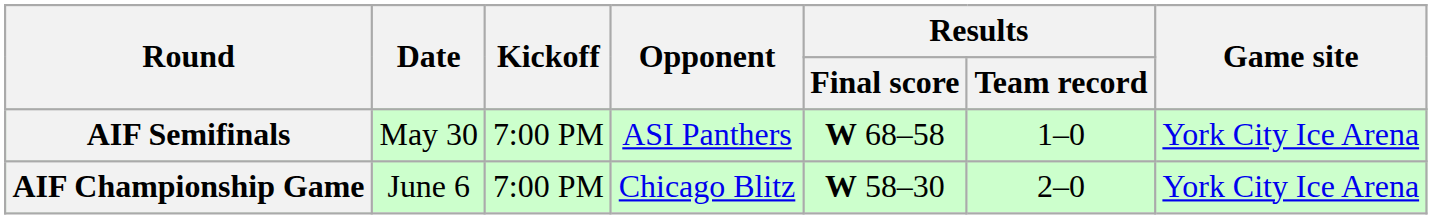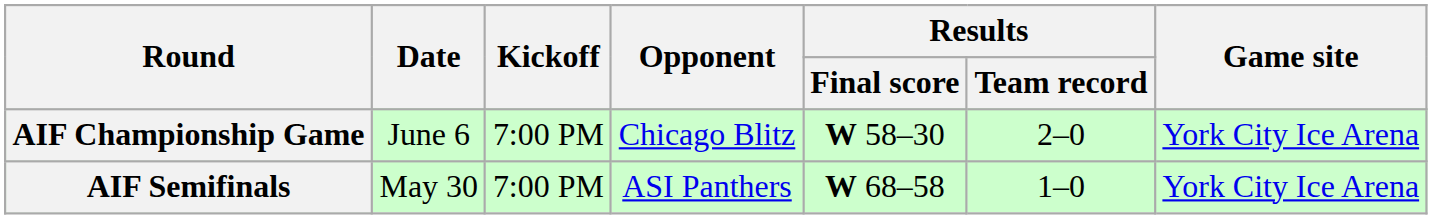rows swapped: (189, 133) <-> (189, 185)
